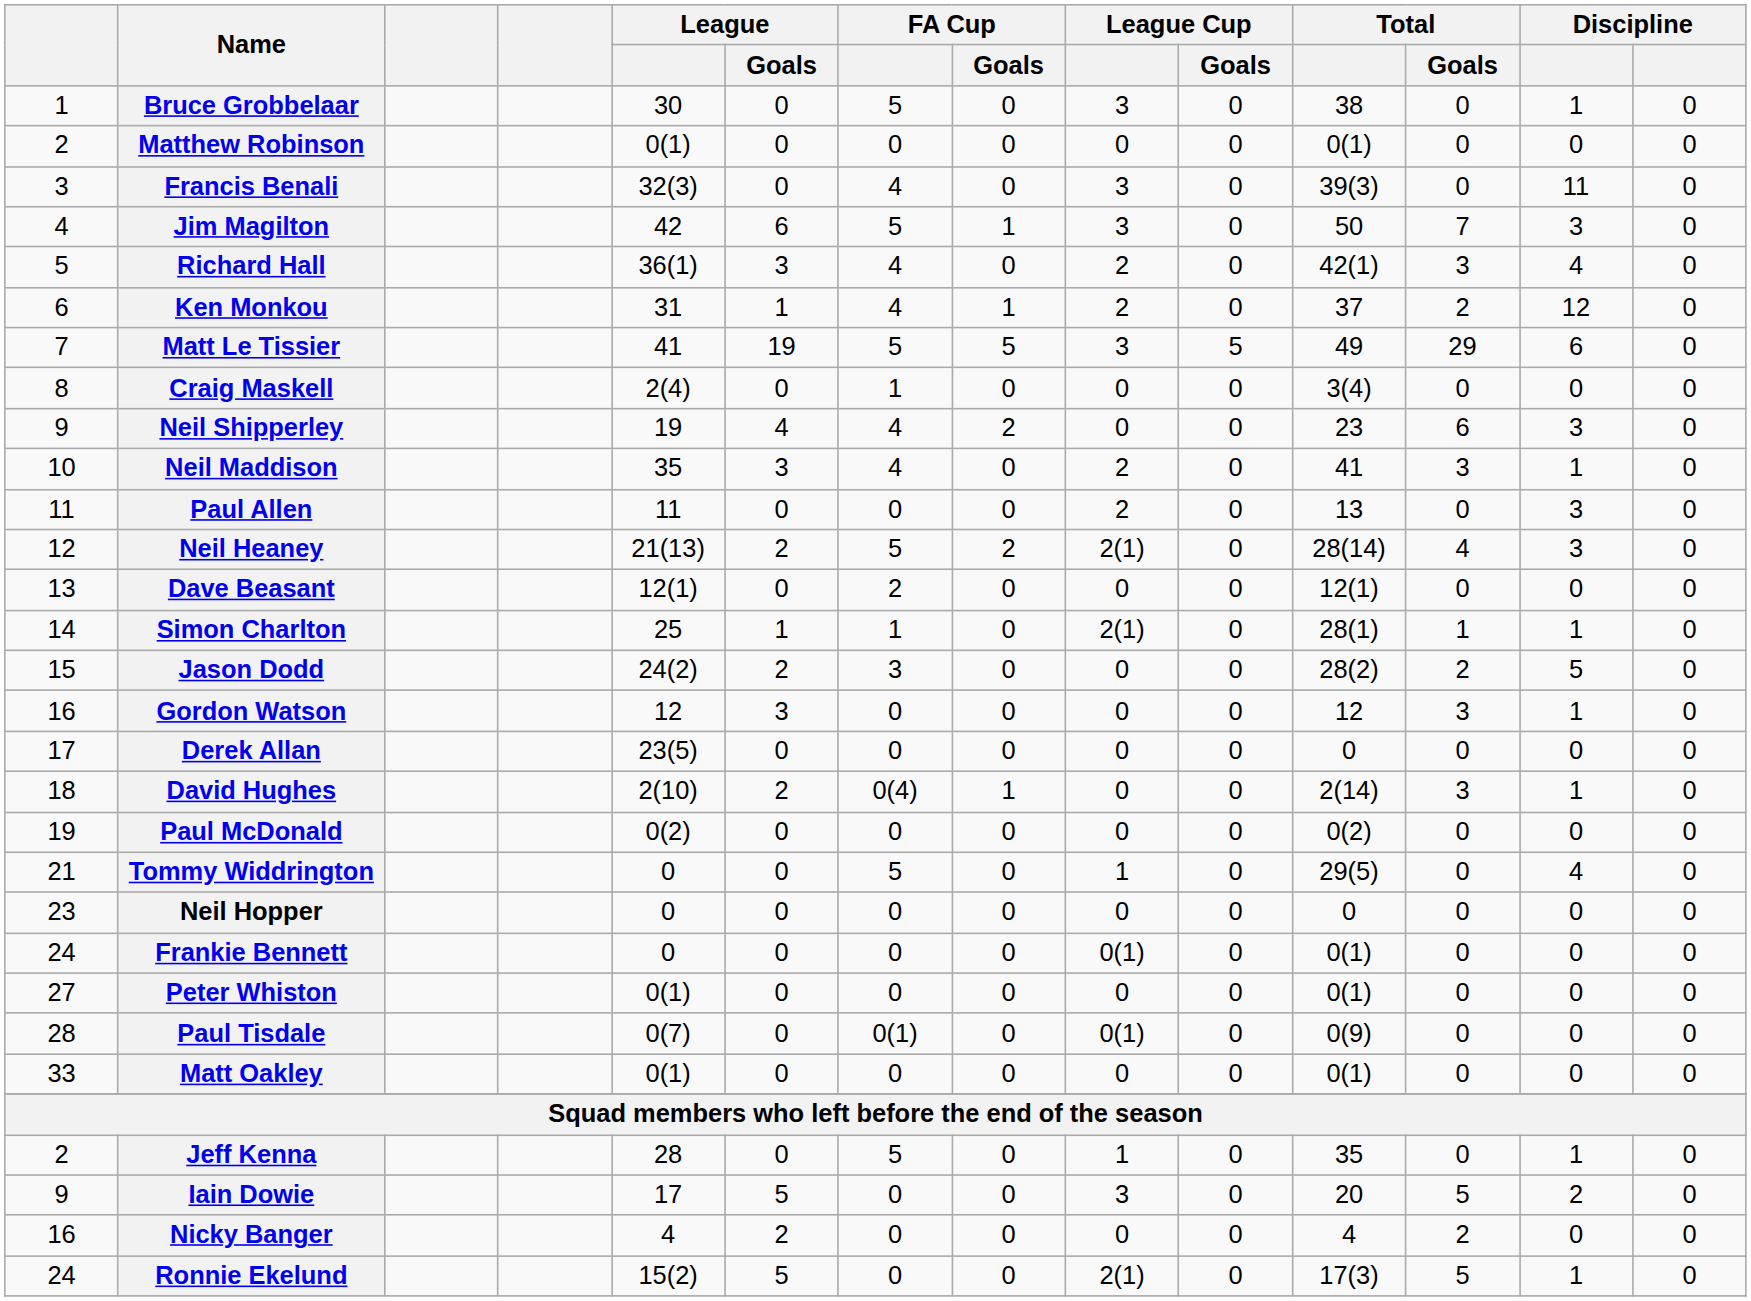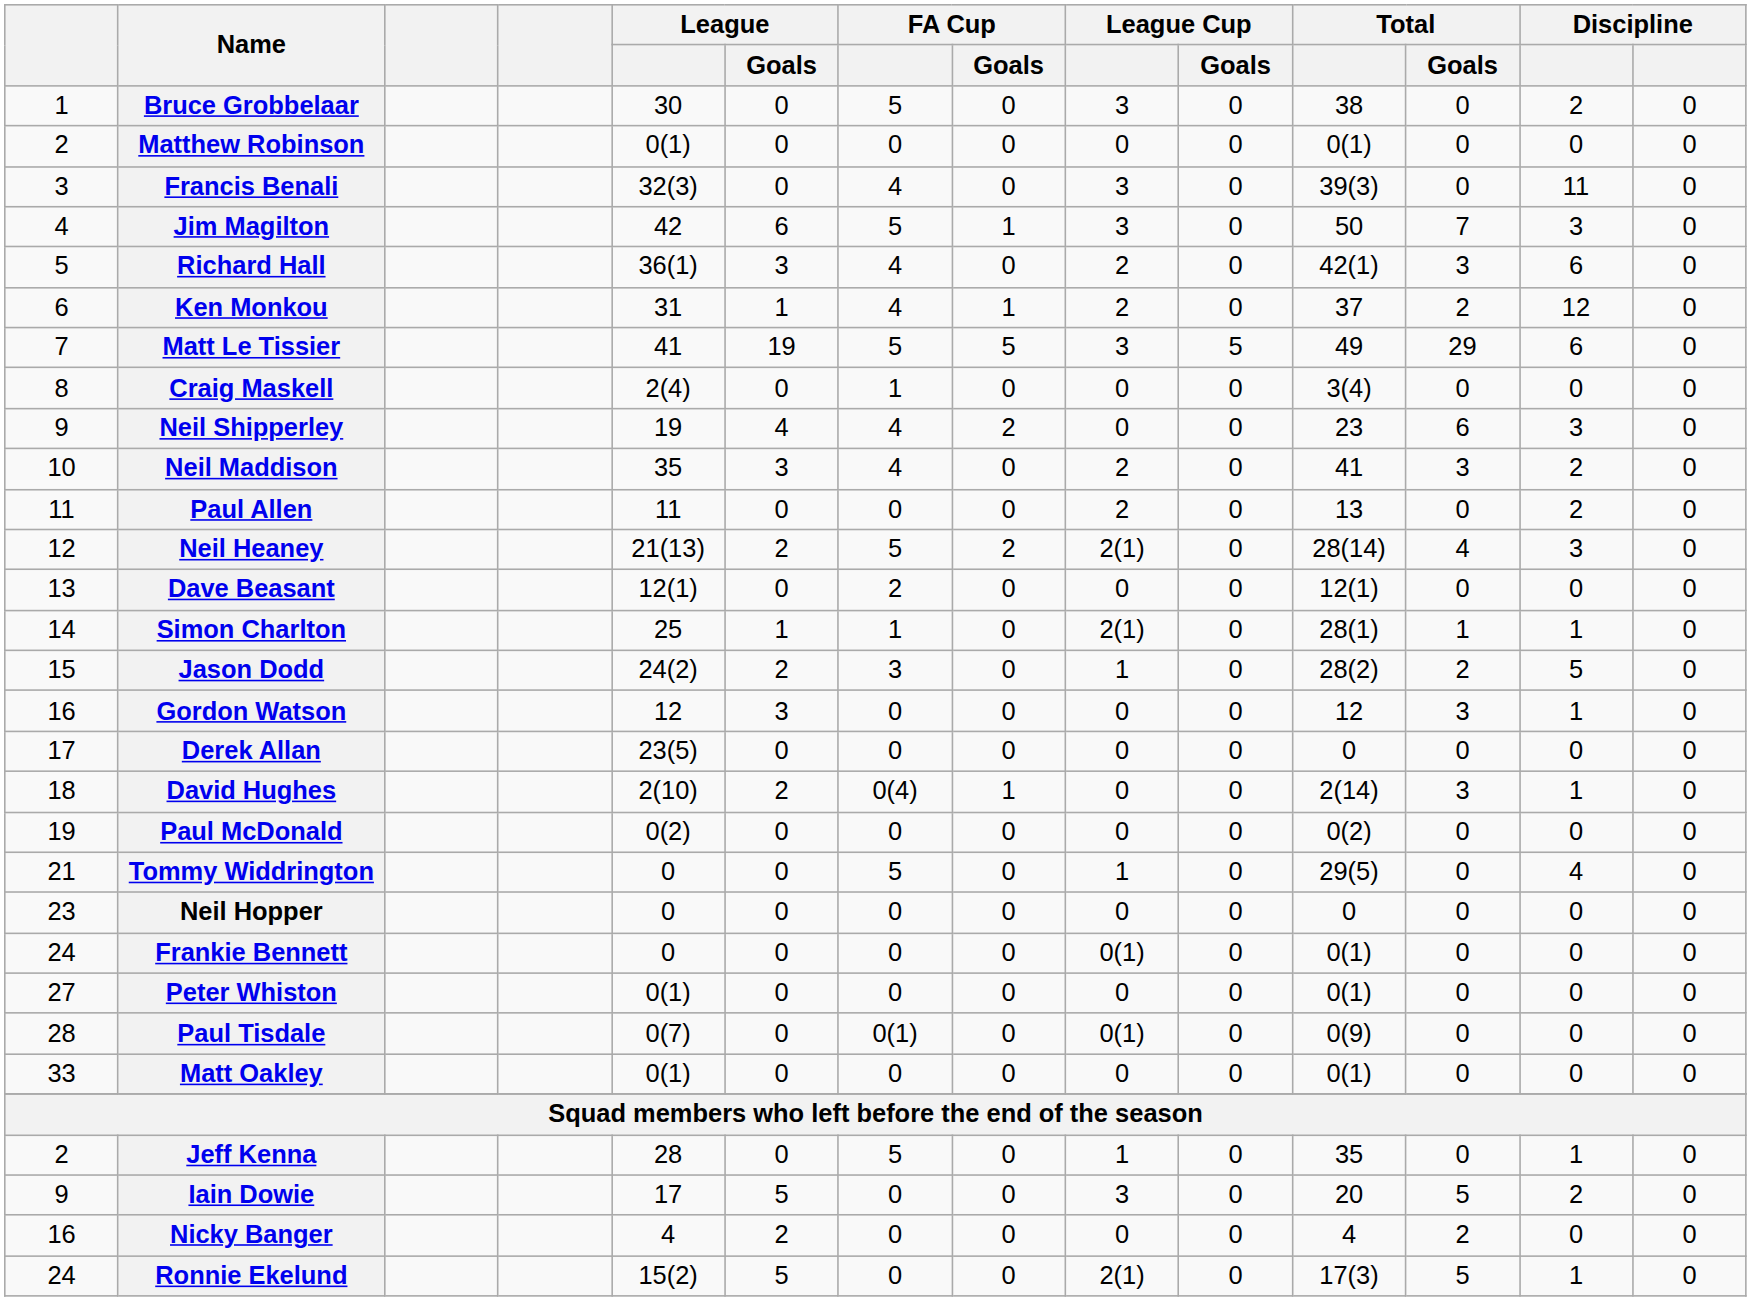(1576, 105) 1 -> (1576, 105) 2
(1576, 266) 4 -> (1576, 266) 6
(1576, 468) 1 -> (1576, 468) 2
(1576, 508) 3 -> (1576, 508) 2
(1122, 670) 0 -> (1122, 670) 1
